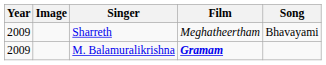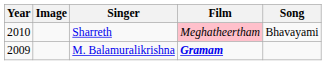(19, 32) 2009 -> (19, 32) 2010
(220, 32) no background -> (220, 32) pink background
